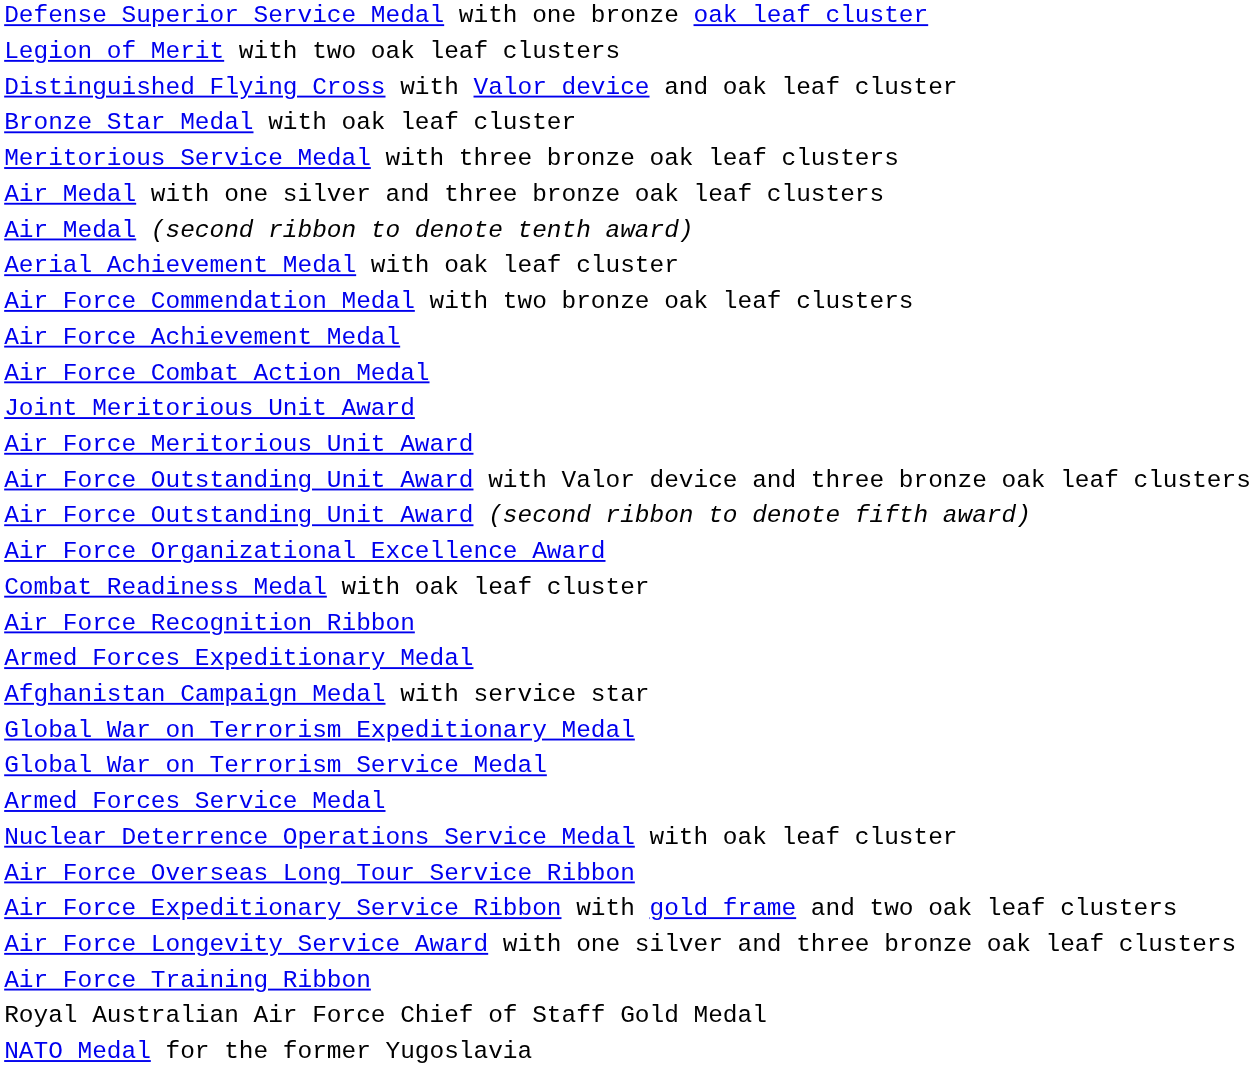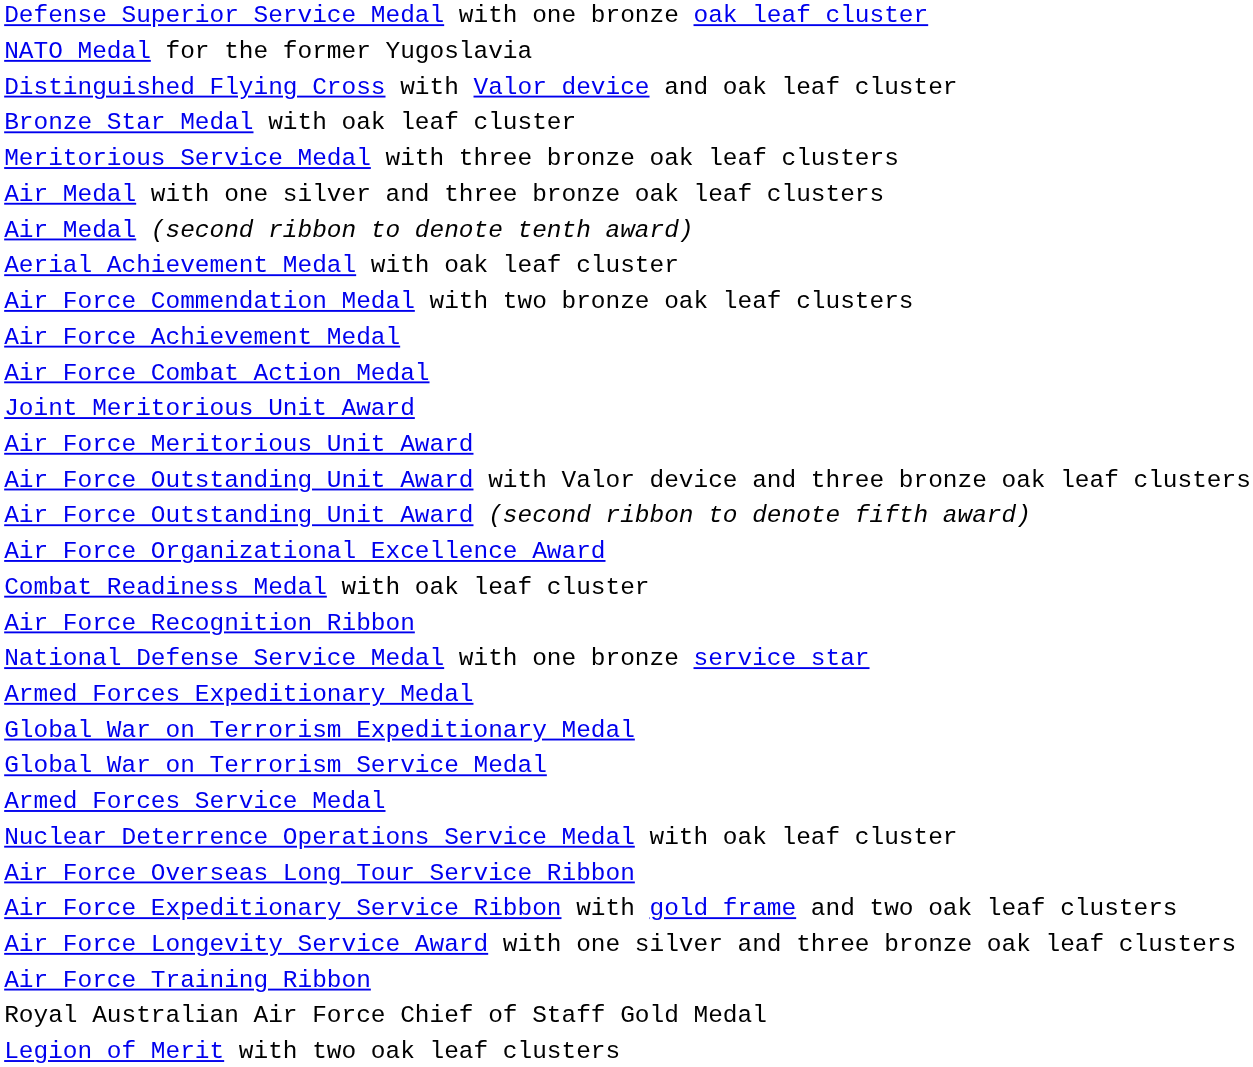rows swapped: (312, 51) <-> (268, 1052)
+ row: (437, 659)
- row: (327, 694)
